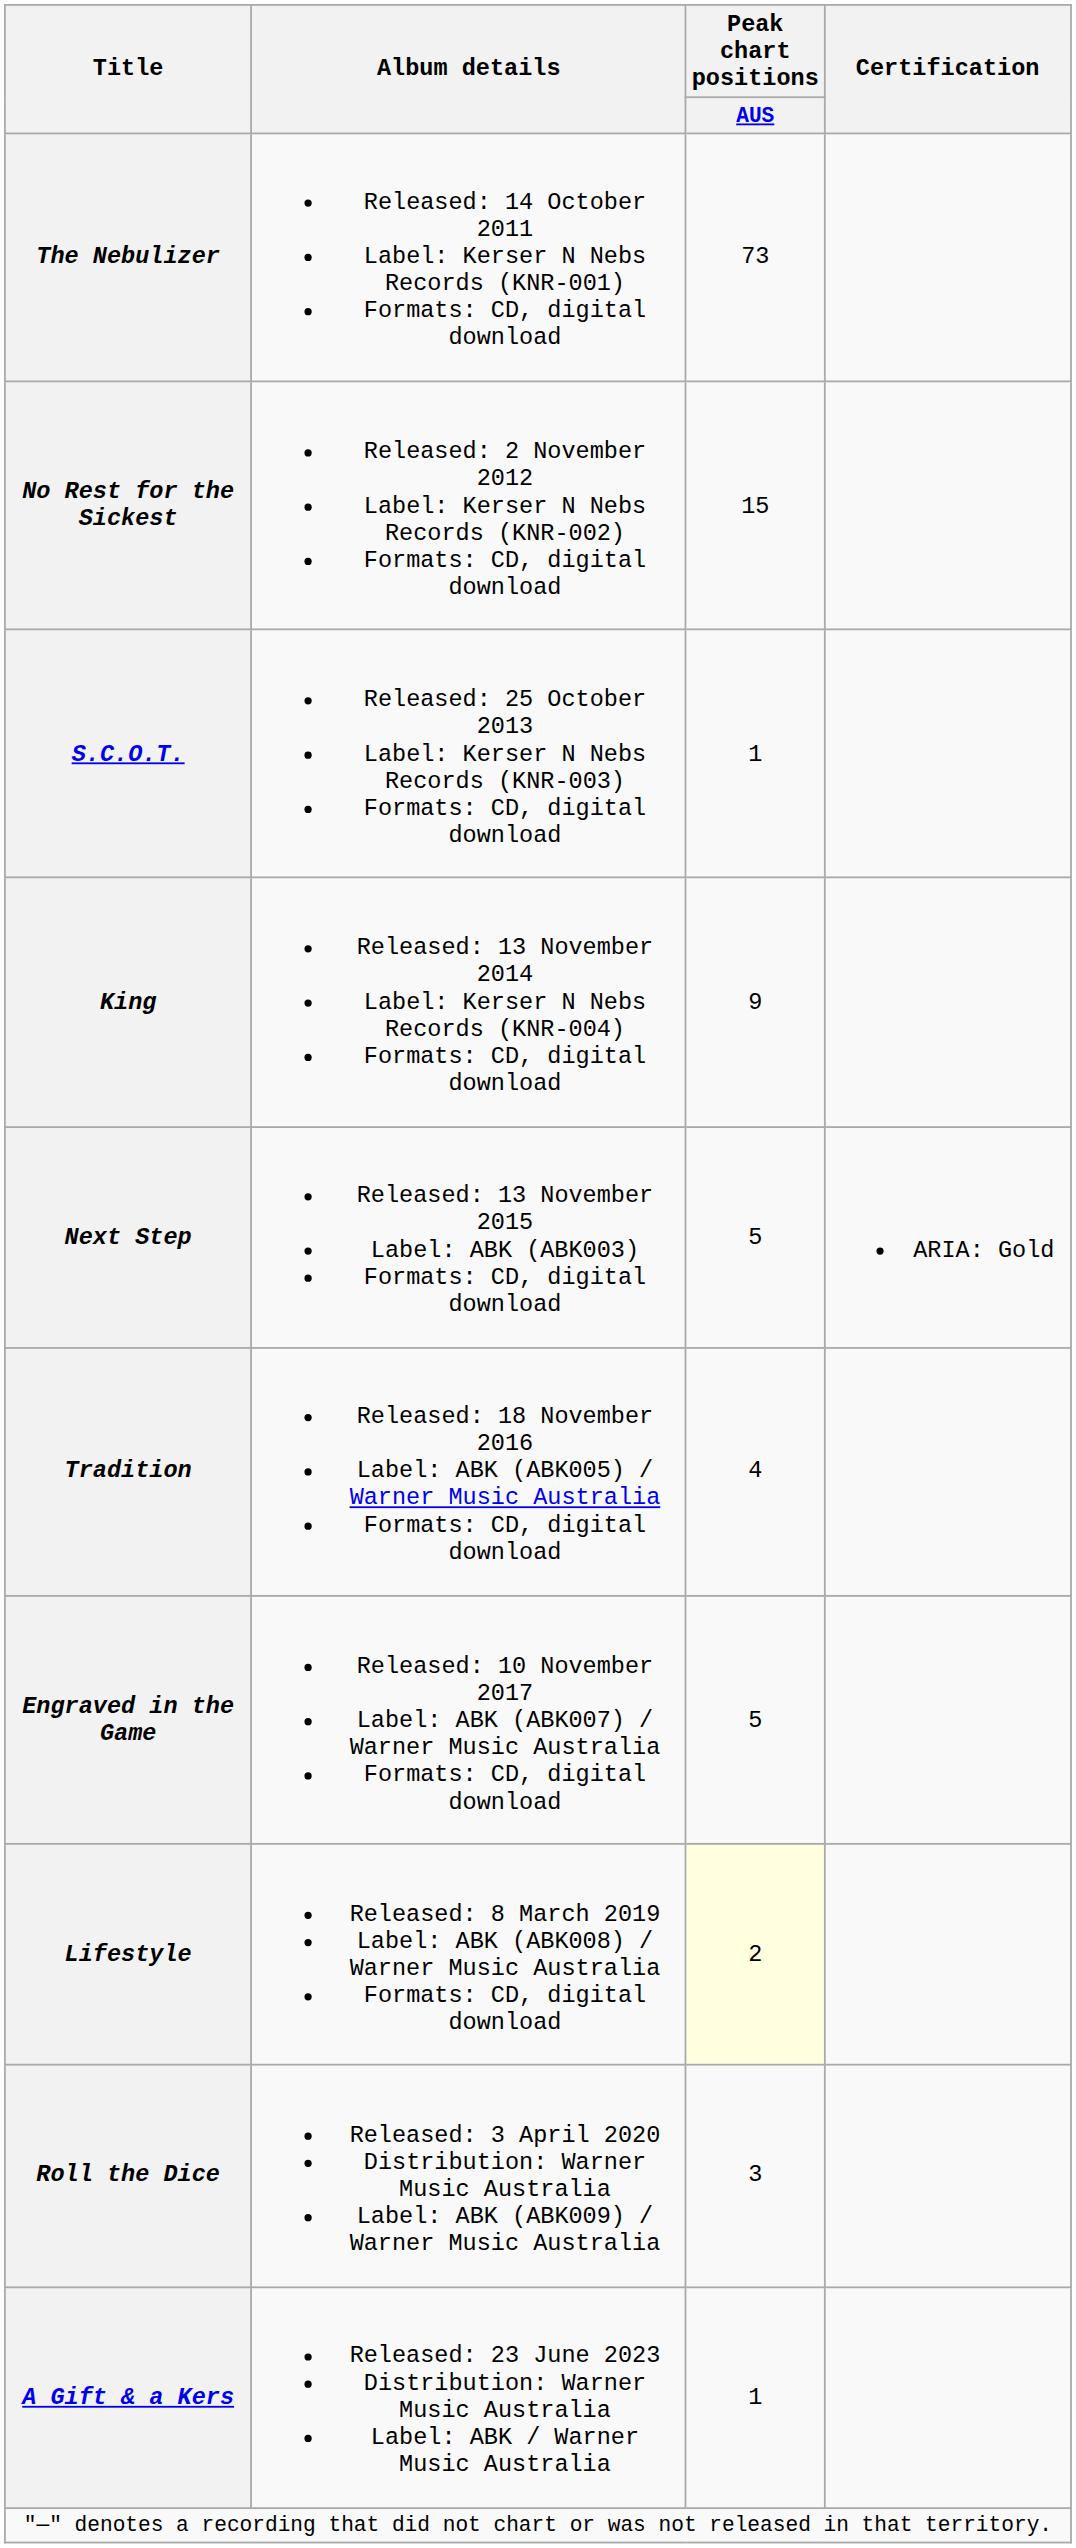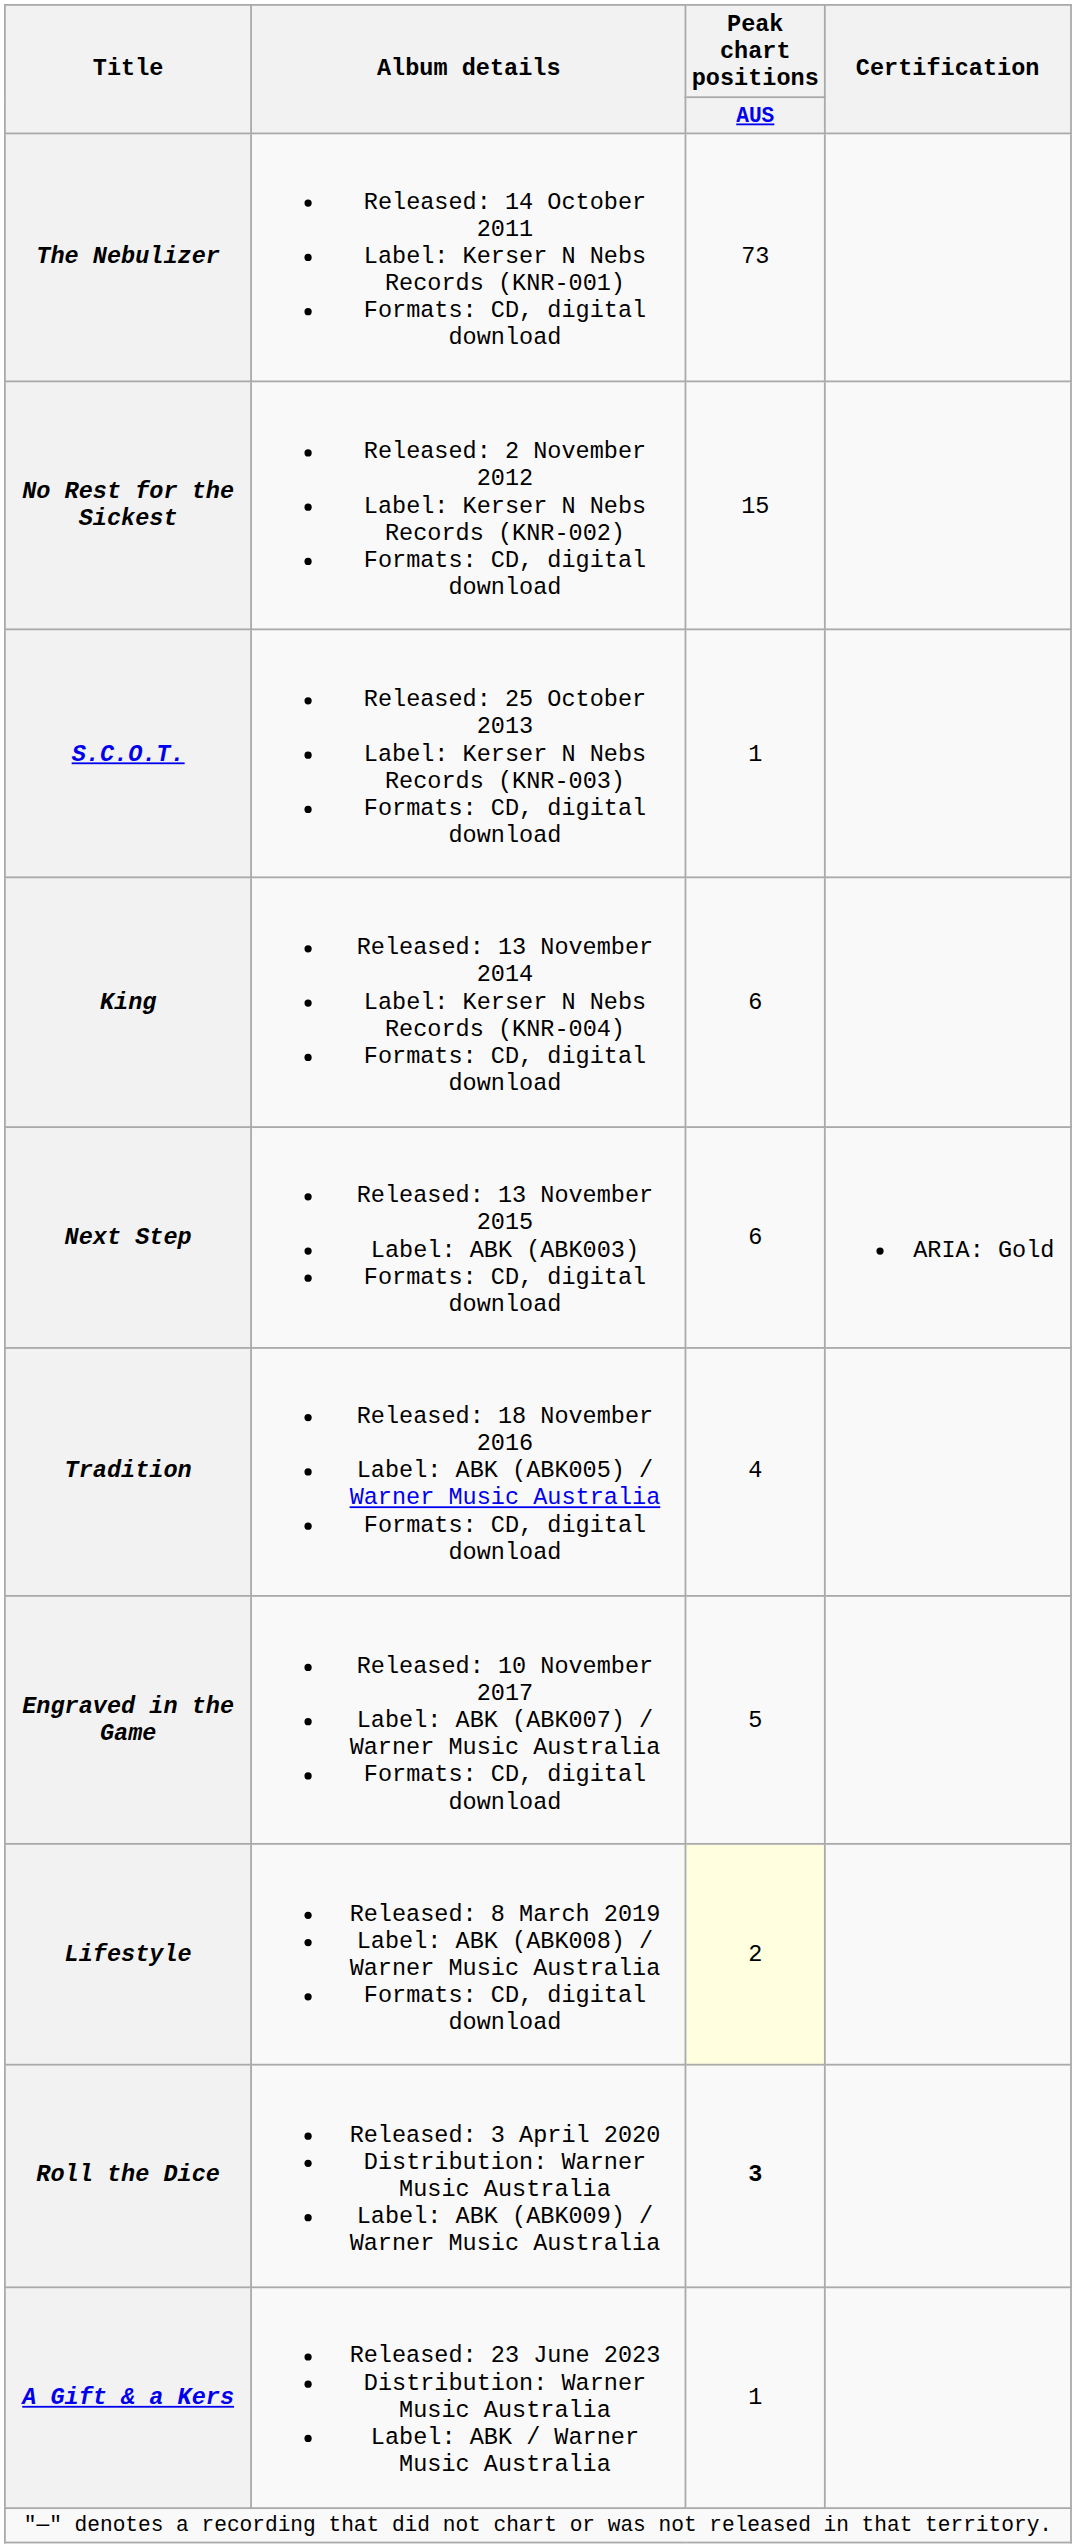(755, 1002) 9 -> (755, 1002) 6
(755, 1237) 5 -> (755, 1237) 6
(755, 2176) normal -> (755, 2176) bold
